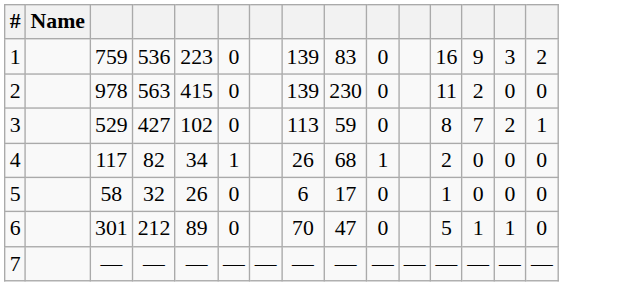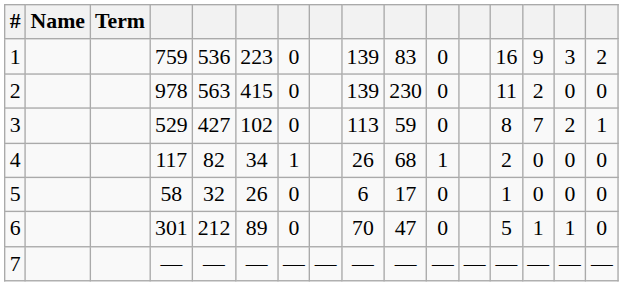+ column: (120, 21)
